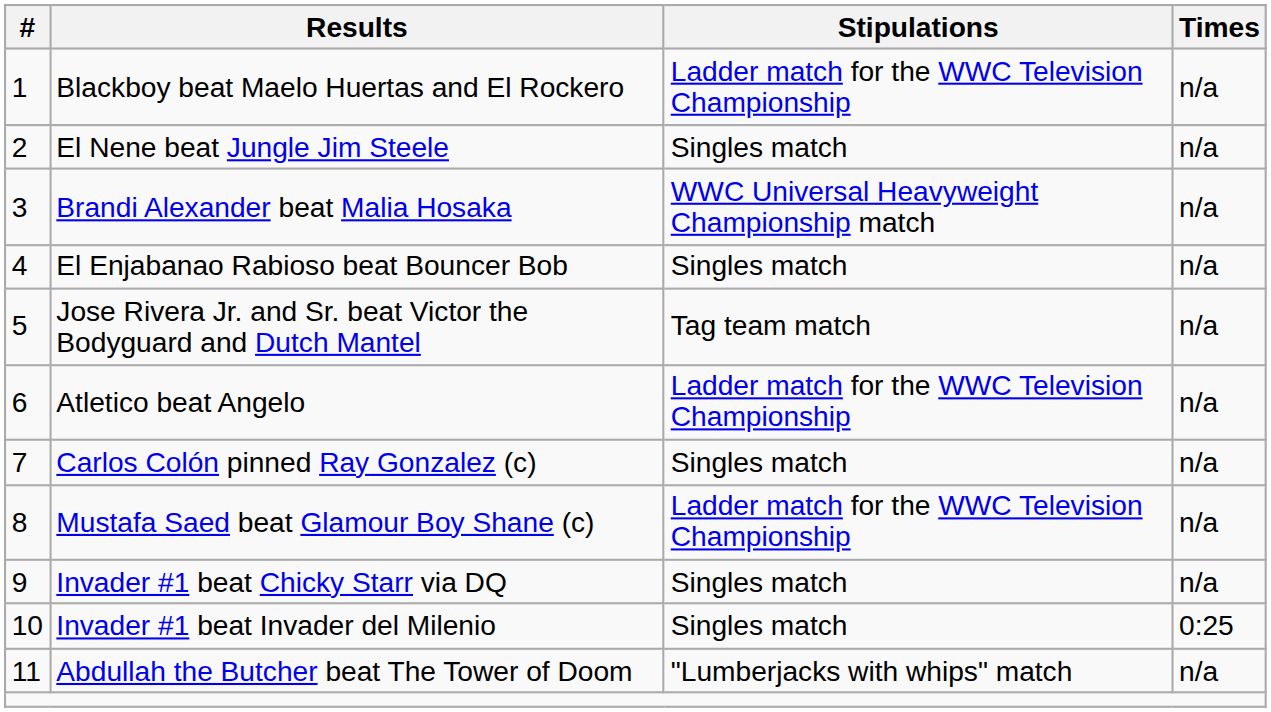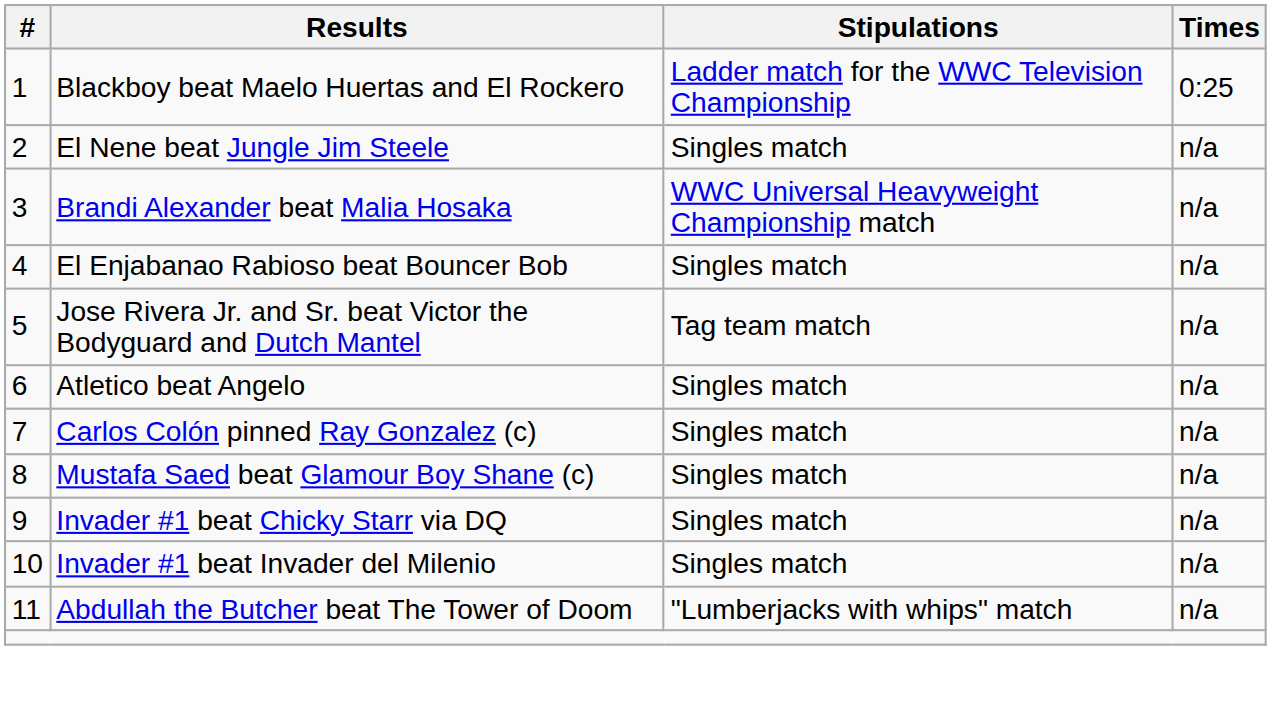(1199, 87) n/a -> (1206, 87) 0:25
(907, 402) Ladder match for the WWC Television Championship -> (759, 386) Singles match
(907, 522) Ladder match for the WWC Television Championship -> (759, 475) Singles match
(1206, 626) 0:25 -> (1199, 564) n/a
